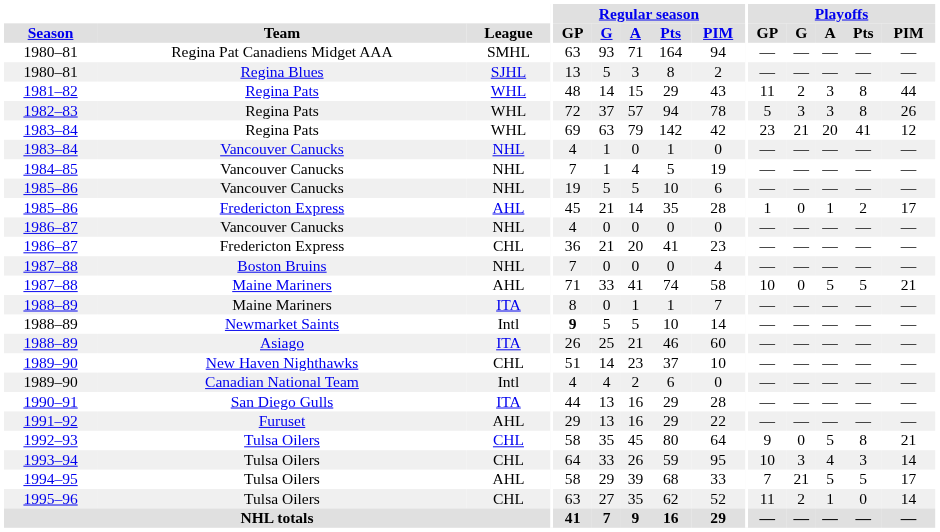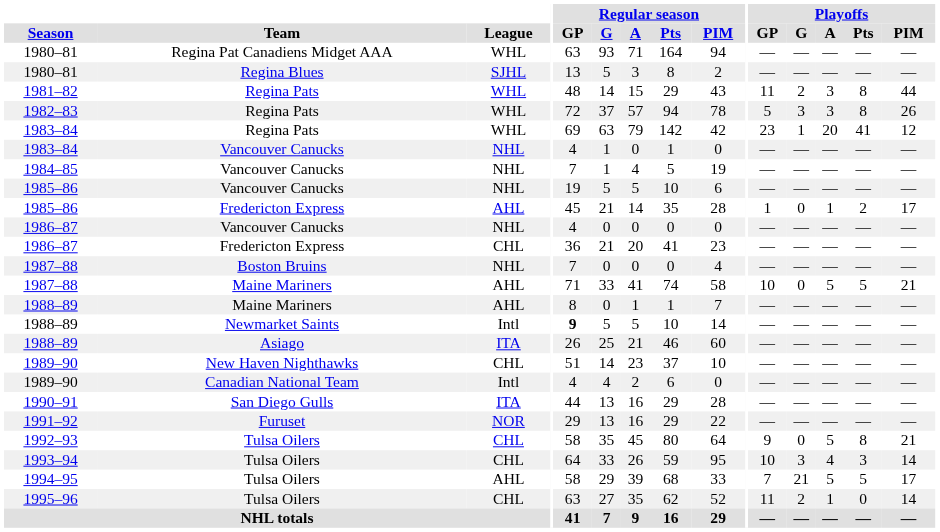(508, 52) SMHL -> (508, 52) WHL
(801, 130) 21 -> (801, 130) 1
(508, 304) ITA -> (508, 304) AHL
(508, 421) AHL -> (508, 421) NOR
